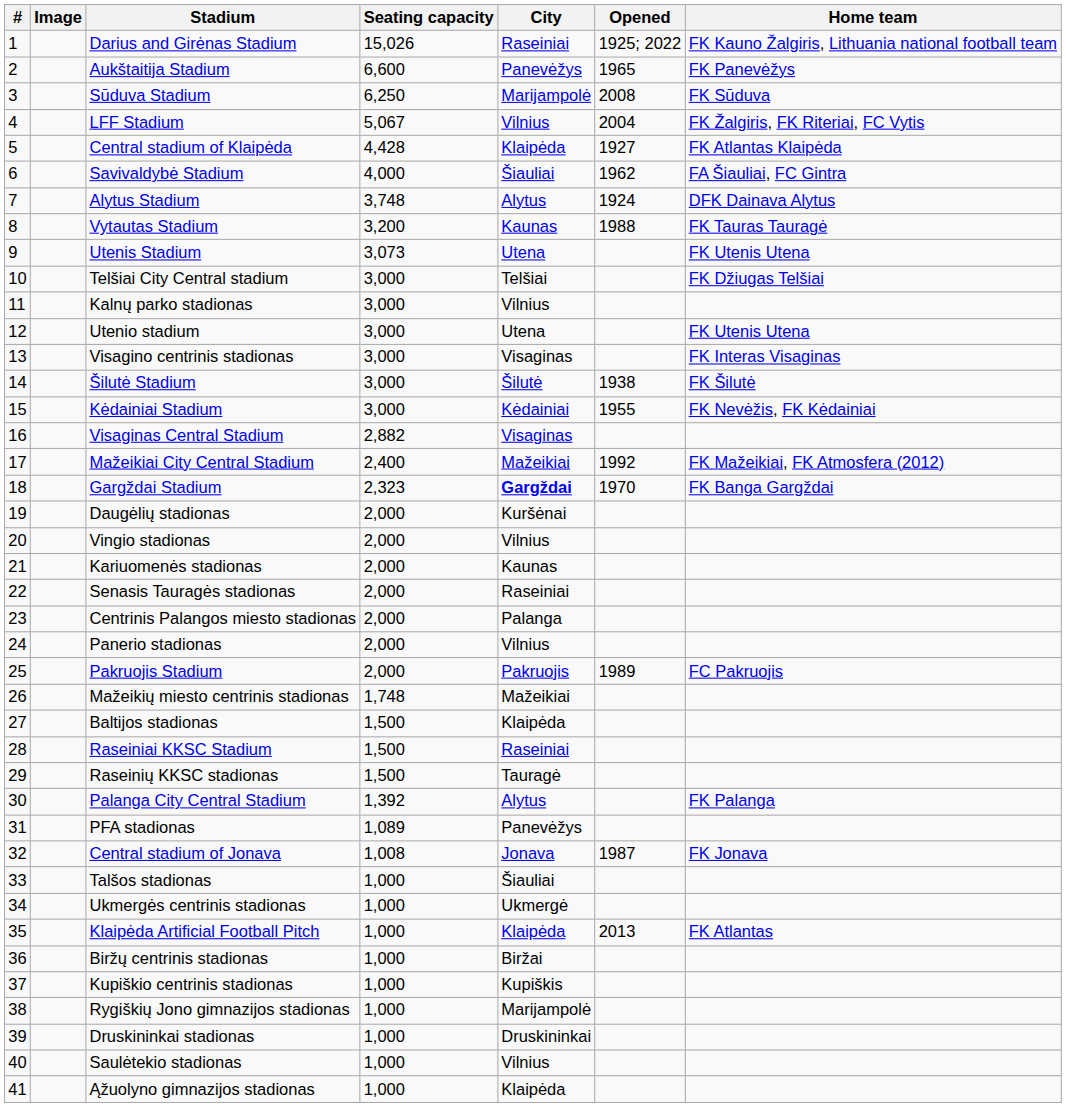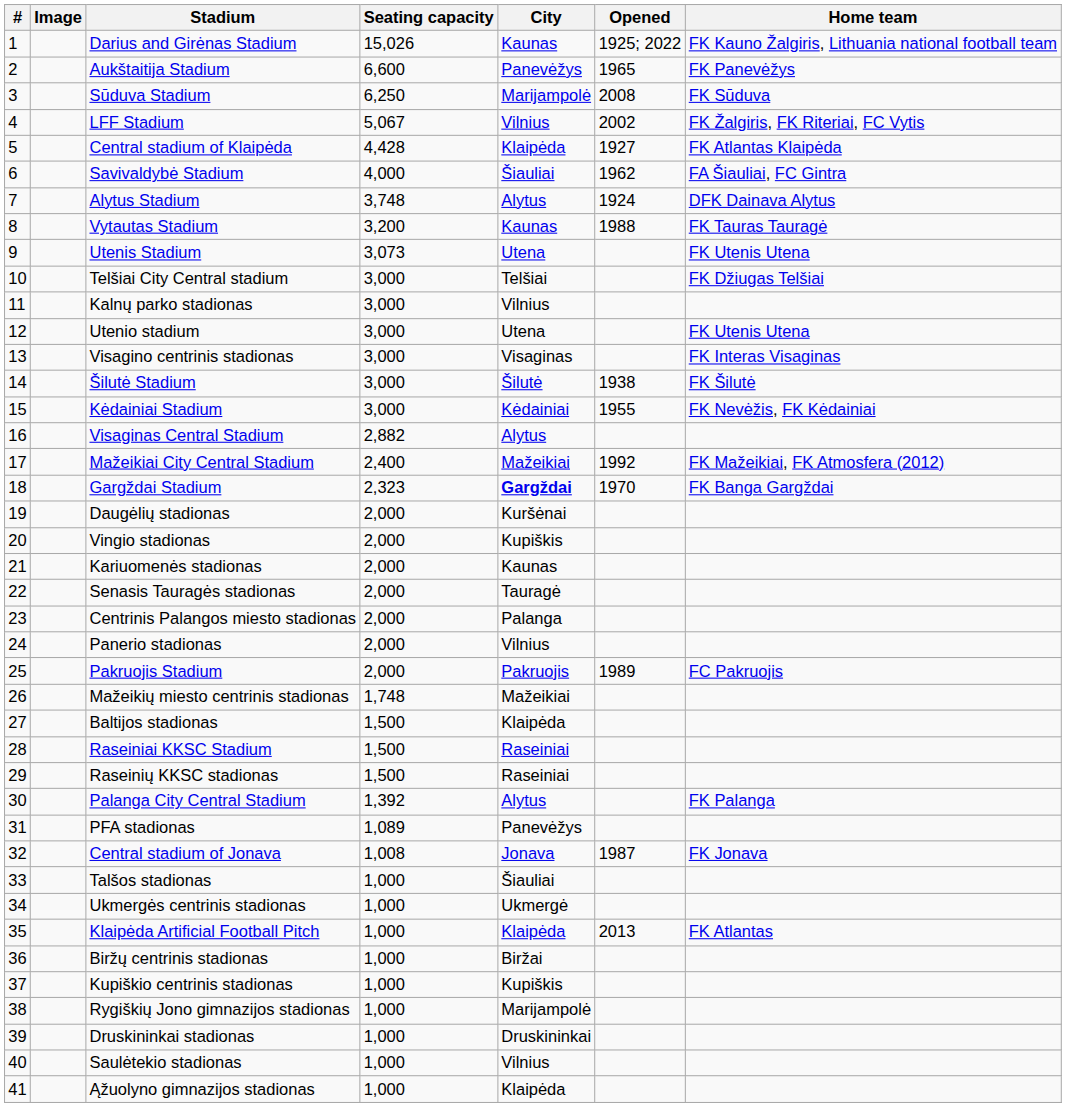(535, 43) Raseiniai -> (529, 43) Kaunas
(617, 122) 2004 -> (617, 122) 2002
(537, 435) Visaginas -> (524, 435) Alytus
(525, 540) Vilnius -> (532, 540) Kupiškis
(535, 592) Raseiniai -> (531, 592) Tauragė
(531, 775) Tauragė -> (535, 775) Raseiniai
